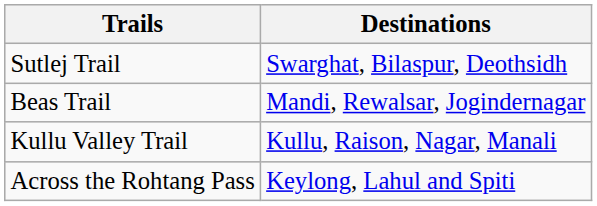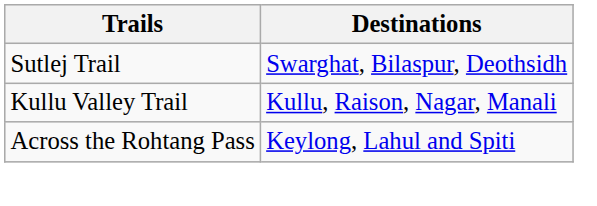- row: (61, 102)
